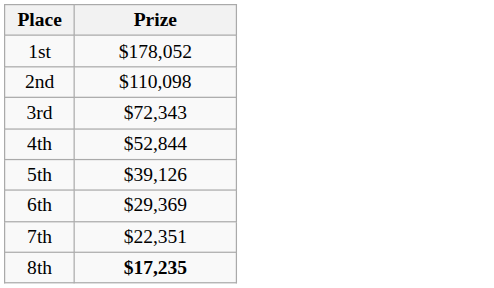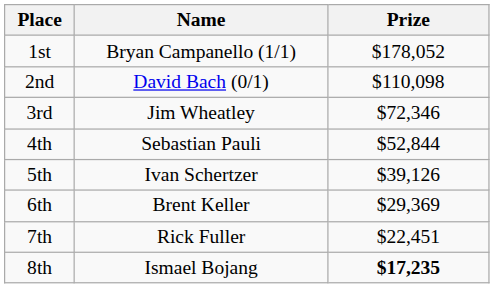+ column: (201, 19)
(155, 112) $72,343 -> (408, 112) $72,346
(155, 236) $22,351 -> (408, 236) $22,451
